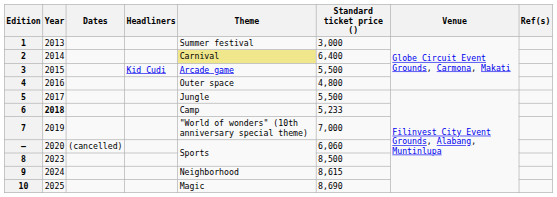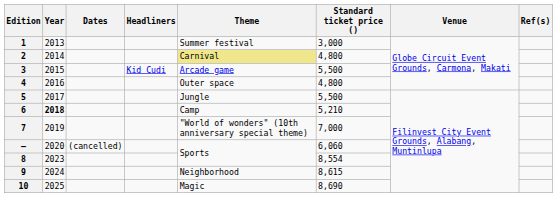(330, 57) 6,400 -> (330, 57) 4,800
(330, 110) 5,233 -> (330, 110) 5,210
(330, 159) 8,500 -> (330, 159) 8,554
